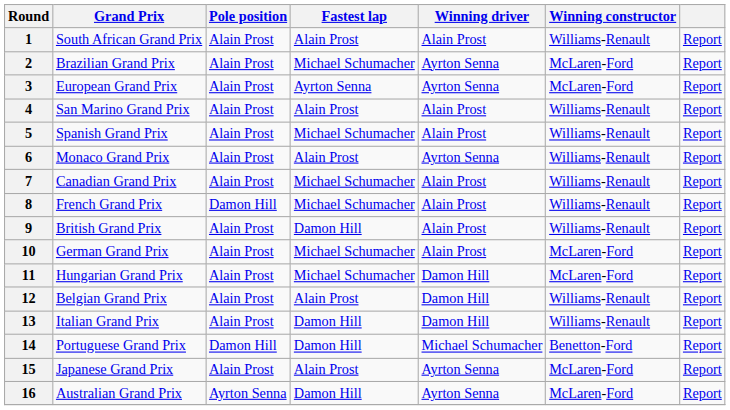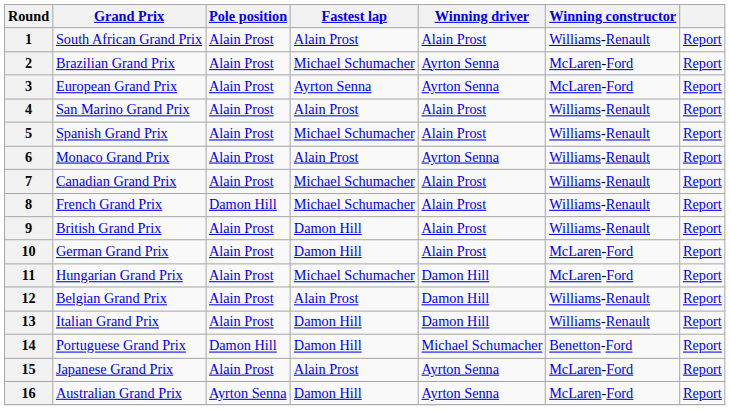(354, 251) Michael Schumacher -> (328, 251) Damon Hill
